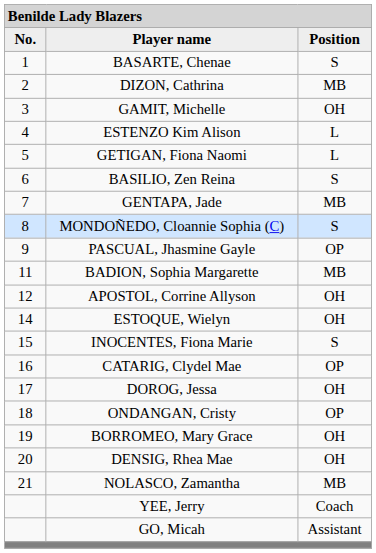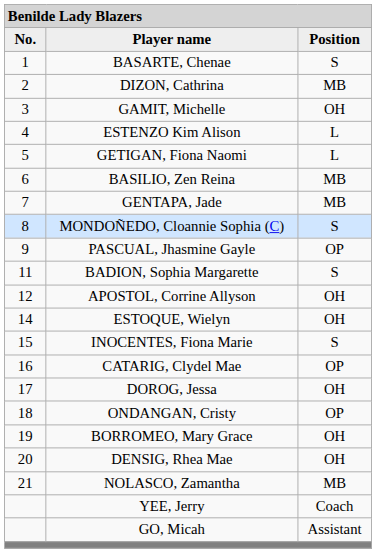(335, 179) S -> (335, 179) MB
(335, 272) MB -> (335, 272) S
